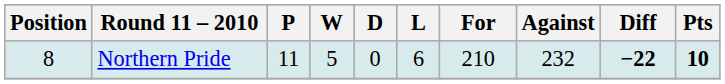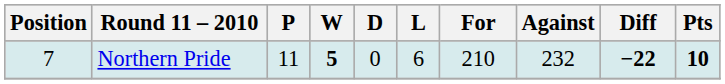(48, 59) 8 -> (48, 59) 7
(332, 59) normal -> (332, 59) bold
